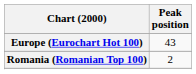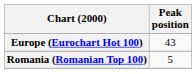(170, 59) 2 -> (170, 59) 5
